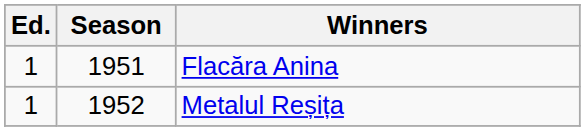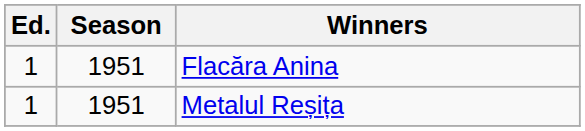(116, 107) 1952 -> (116, 107) 1951
